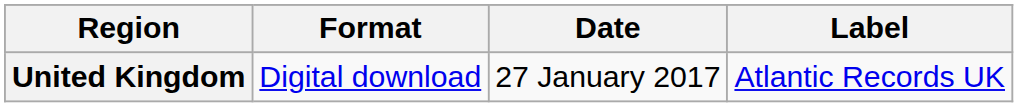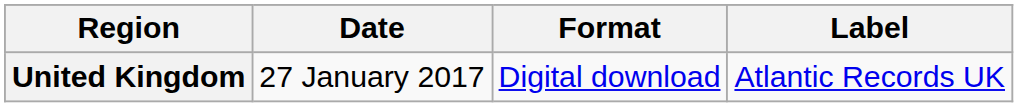columns swapped: (608, 28) <-> (370, 28)
